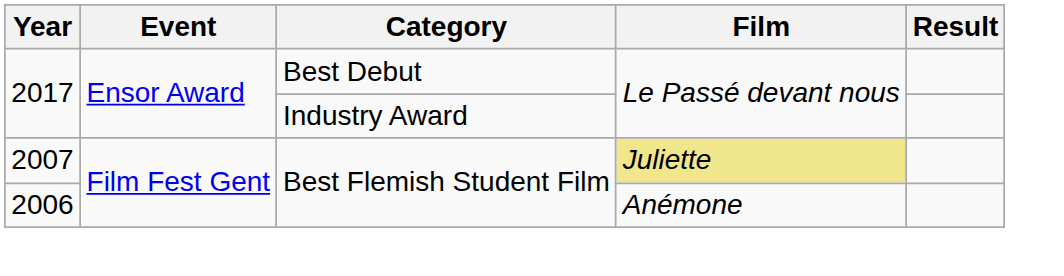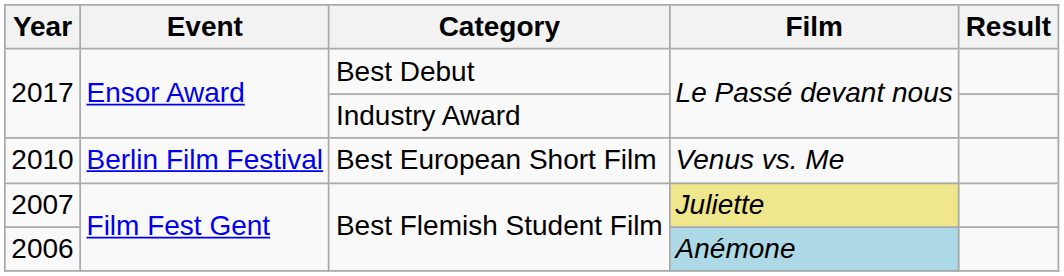+ row: (42, 159)
(683, 204) no background -> (736, 248) lightblue background
